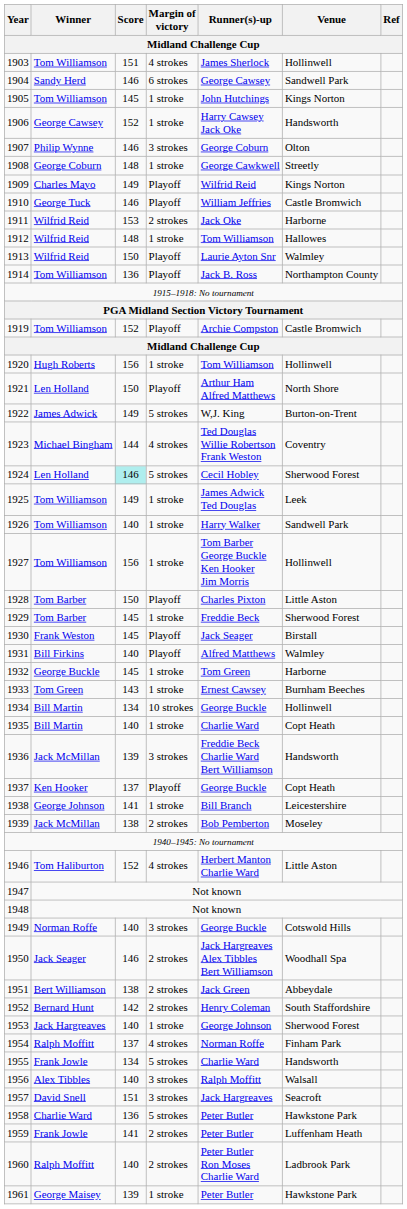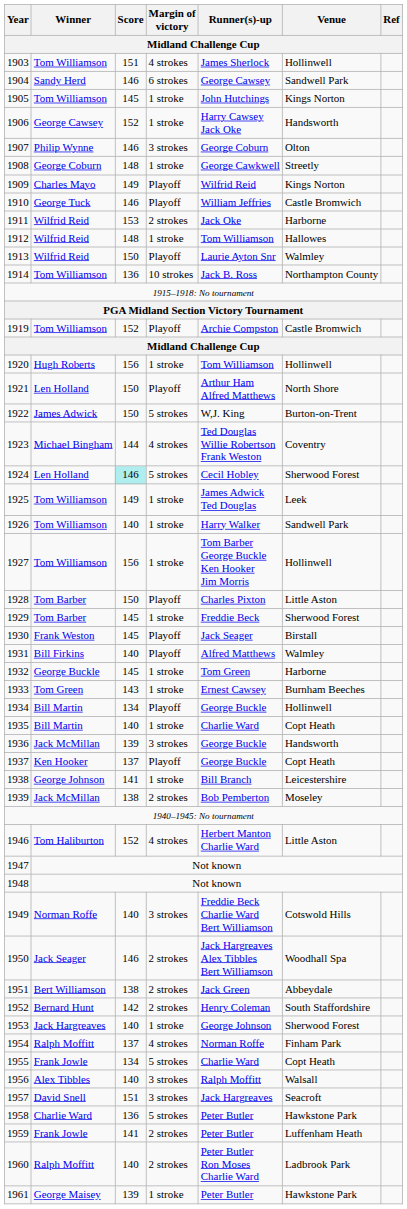(165, 274) Playoff -> (171, 274) 10 strokes
(131, 413) 149 -> (131, 413) 150
(171, 707) 10 strokes -> (165, 707) Playoff
(237, 756) Freddie Beck Charlie Ward Bert Williamson -> (234, 743) George Buckle
(234, 927) George Buckle -> (237, 914) Freddie Beck Charlie Ward Bert Williamson
(312, 1061) Handsworth -> (310, 1061) Copt Heath
